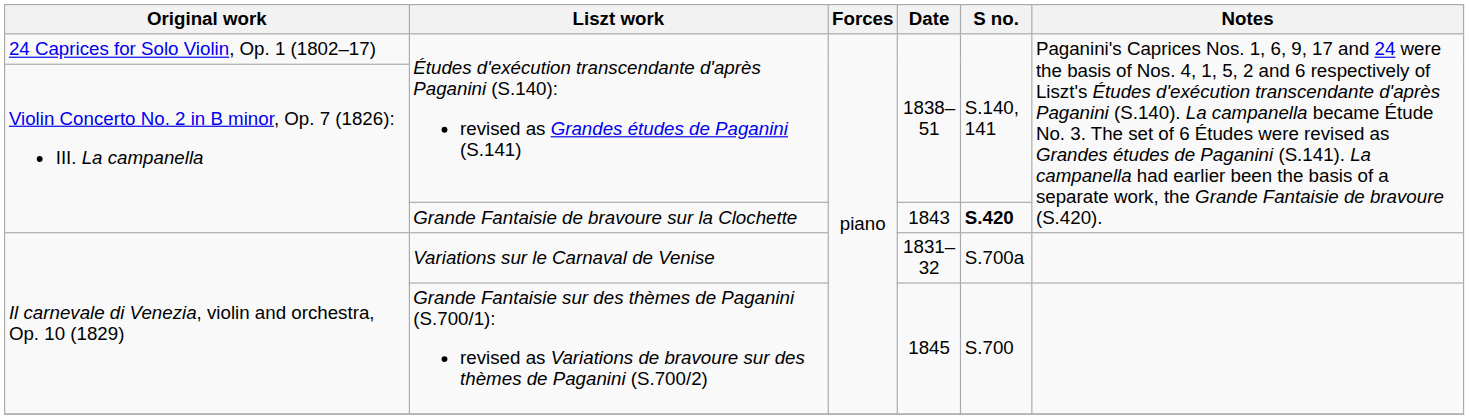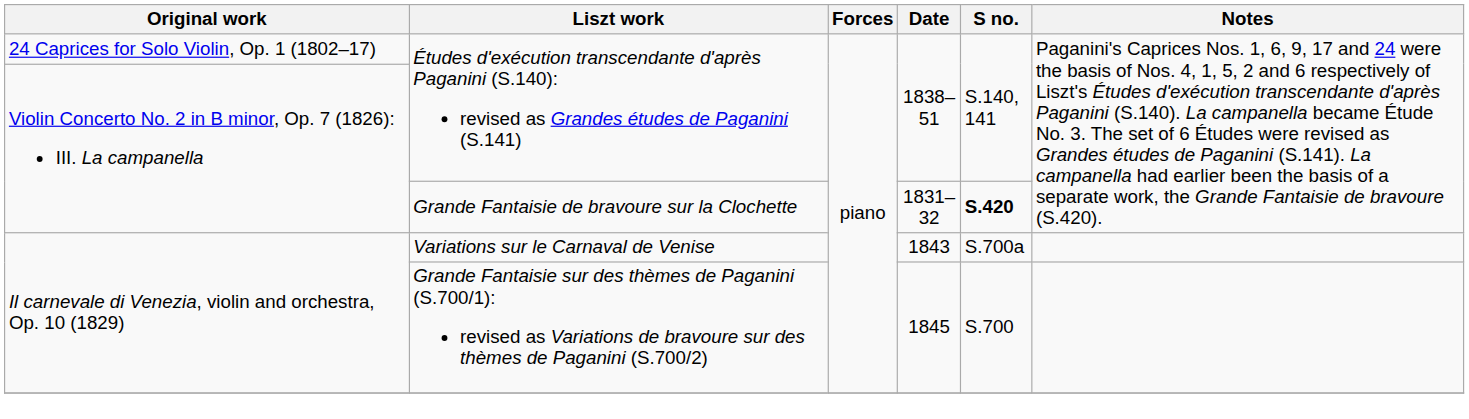(929, 217) 1843 -> (929, 206) 1831–32
(929, 257) 1831–32 -> (929, 247) 1843
